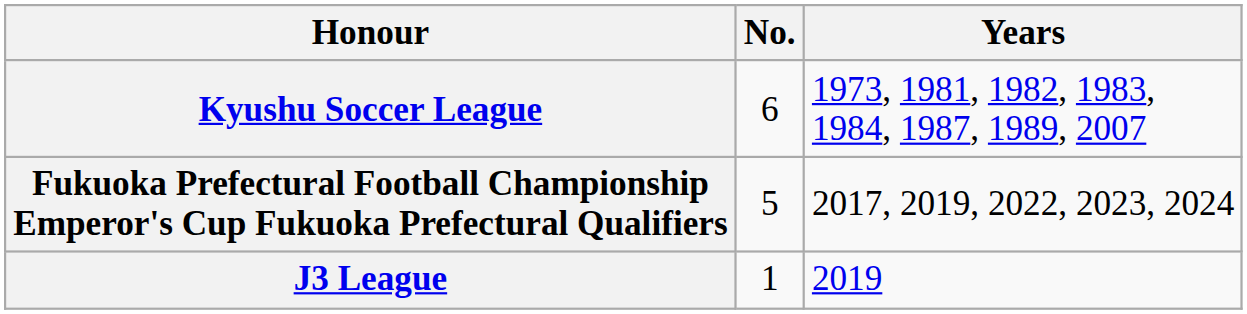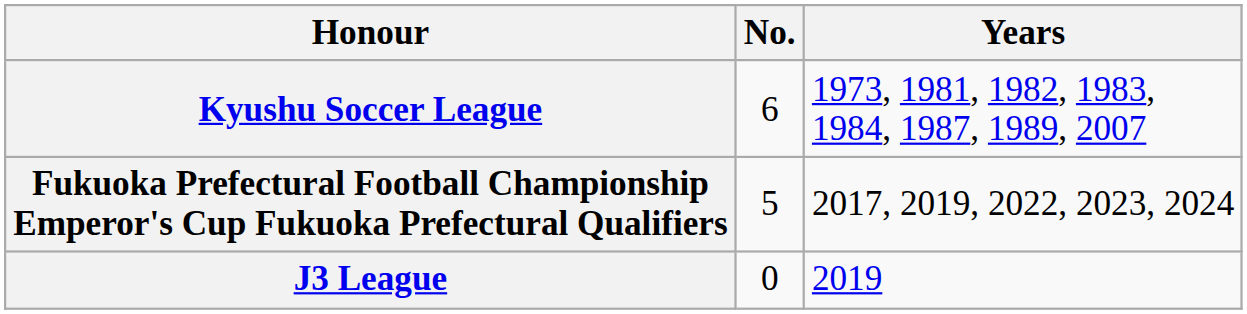(770, 279) 1 -> (770, 279) 0
